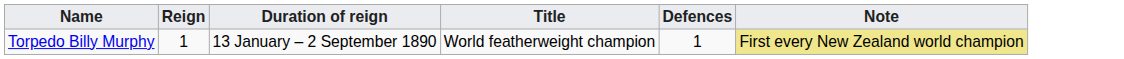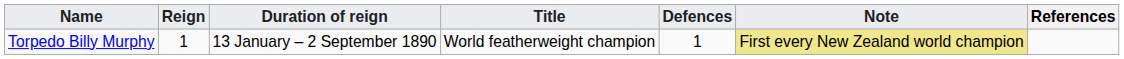+ column: (1073, 16)
